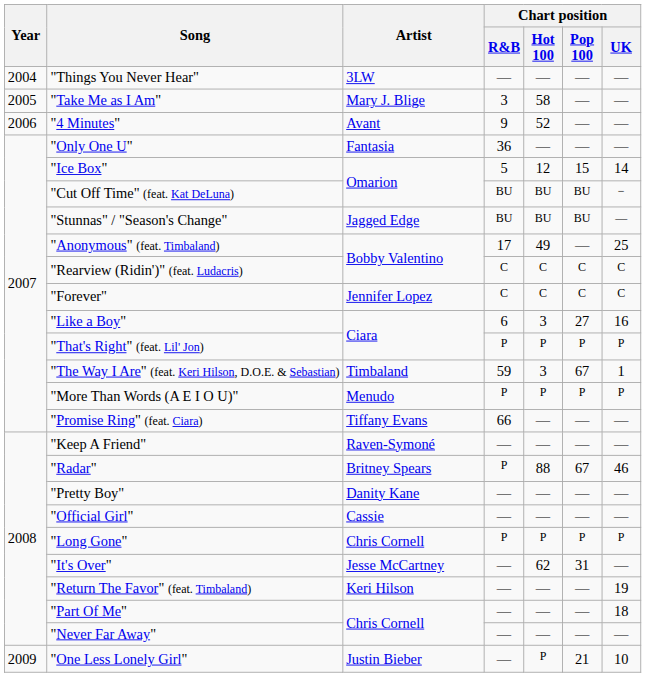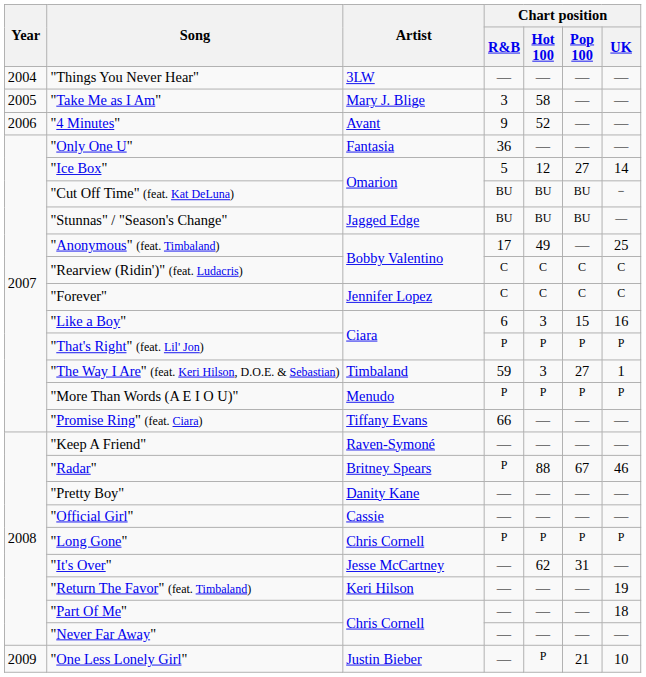(582, 169) 15 -> (582, 169) 27
(582, 321) 27 -> (582, 321) 15
(582, 371) 67 -> (582, 371) 27
